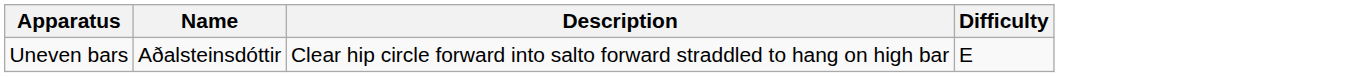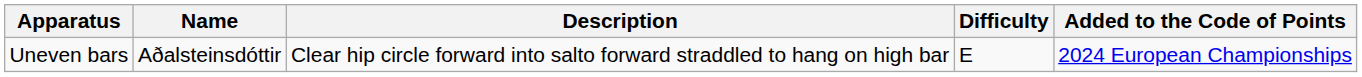+ column: (1205, 21)
